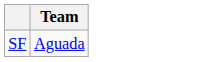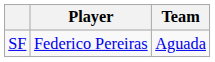+ column: (91, 17)
